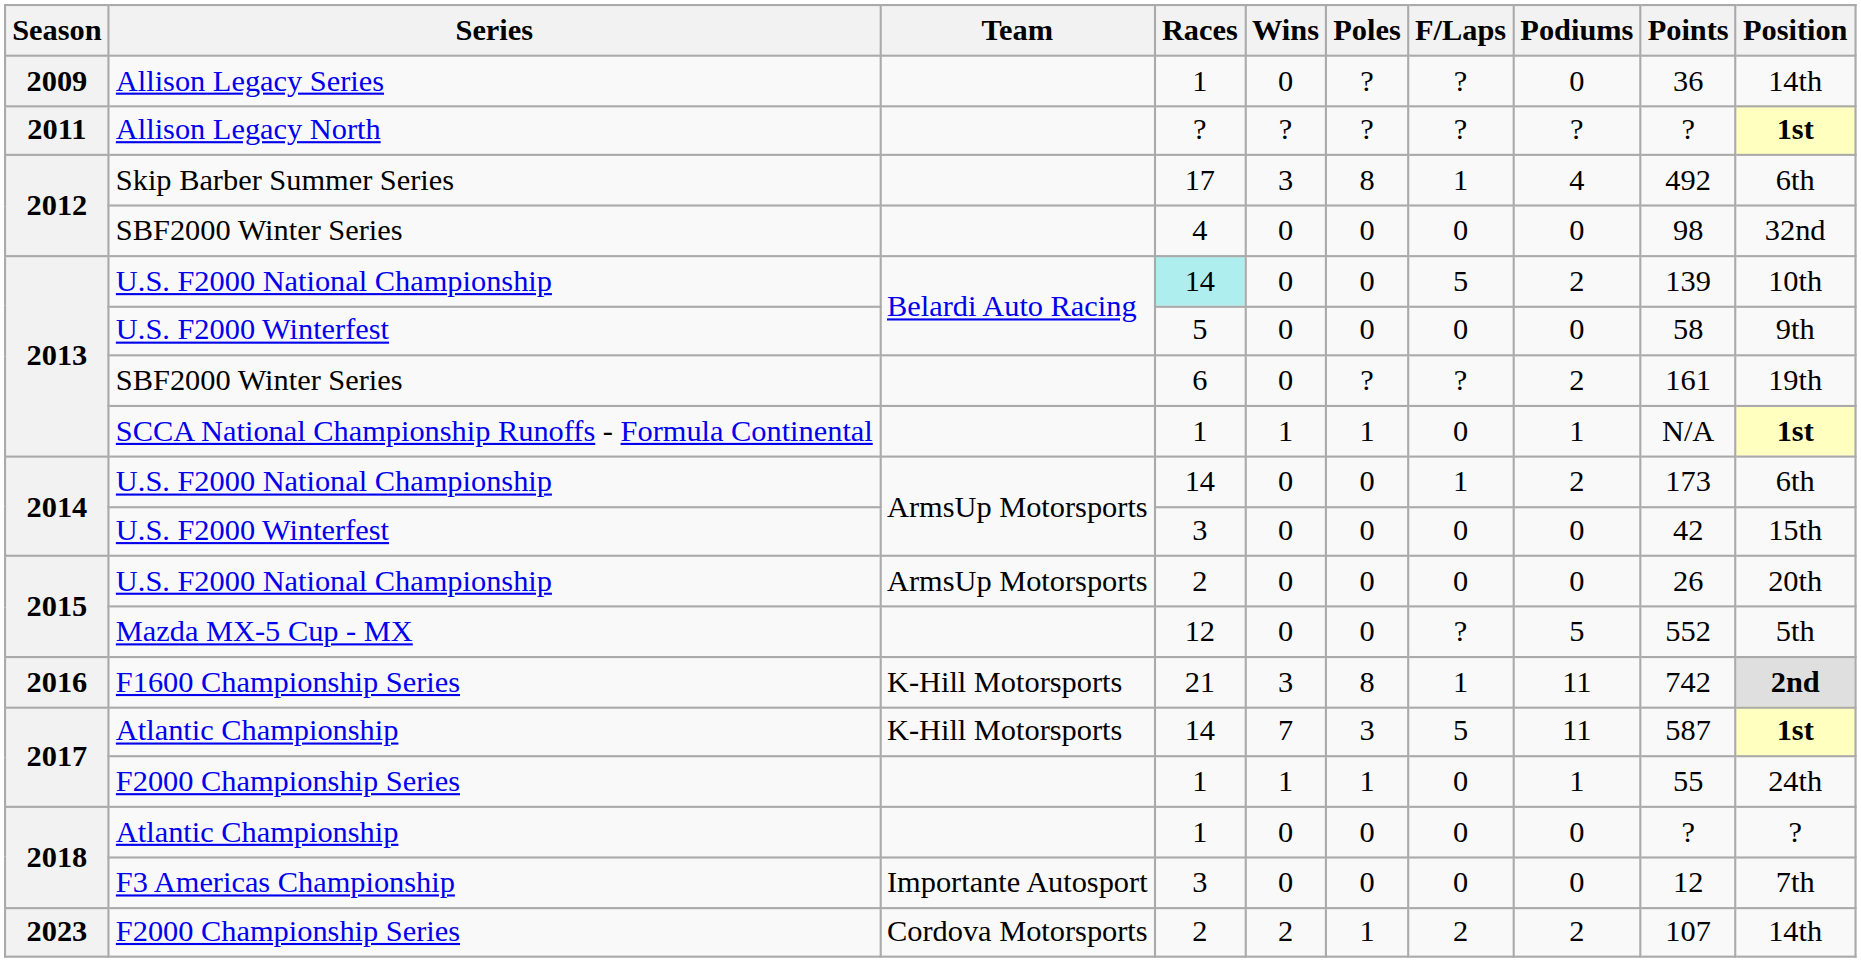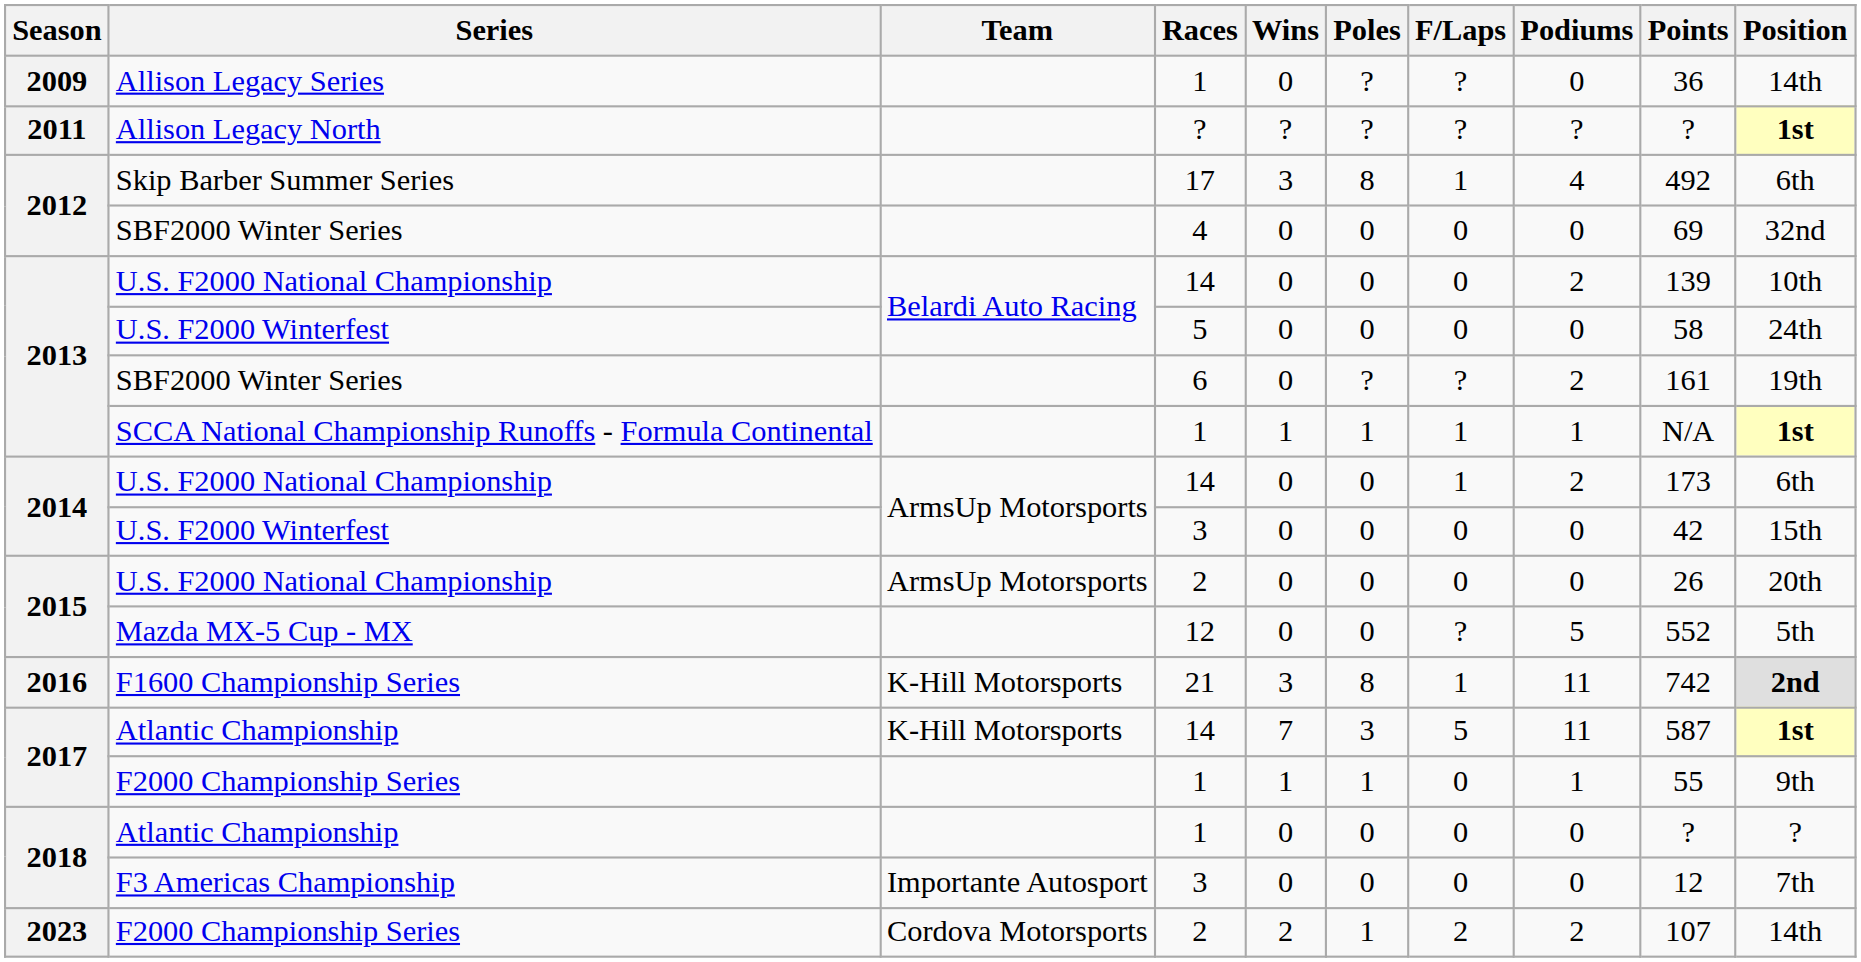(1688, 230) 98 -> (1688, 230) 69
(1200, 280) paleturquoise background -> (1200, 280) no background
(1461, 280) 5 -> (1461, 280) 0
(1795, 330) 9th -> (1795, 330) 24th
(1461, 430) 0 -> (1461, 430) 1
(1795, 781) 24th -> (1795, 781) 9th
